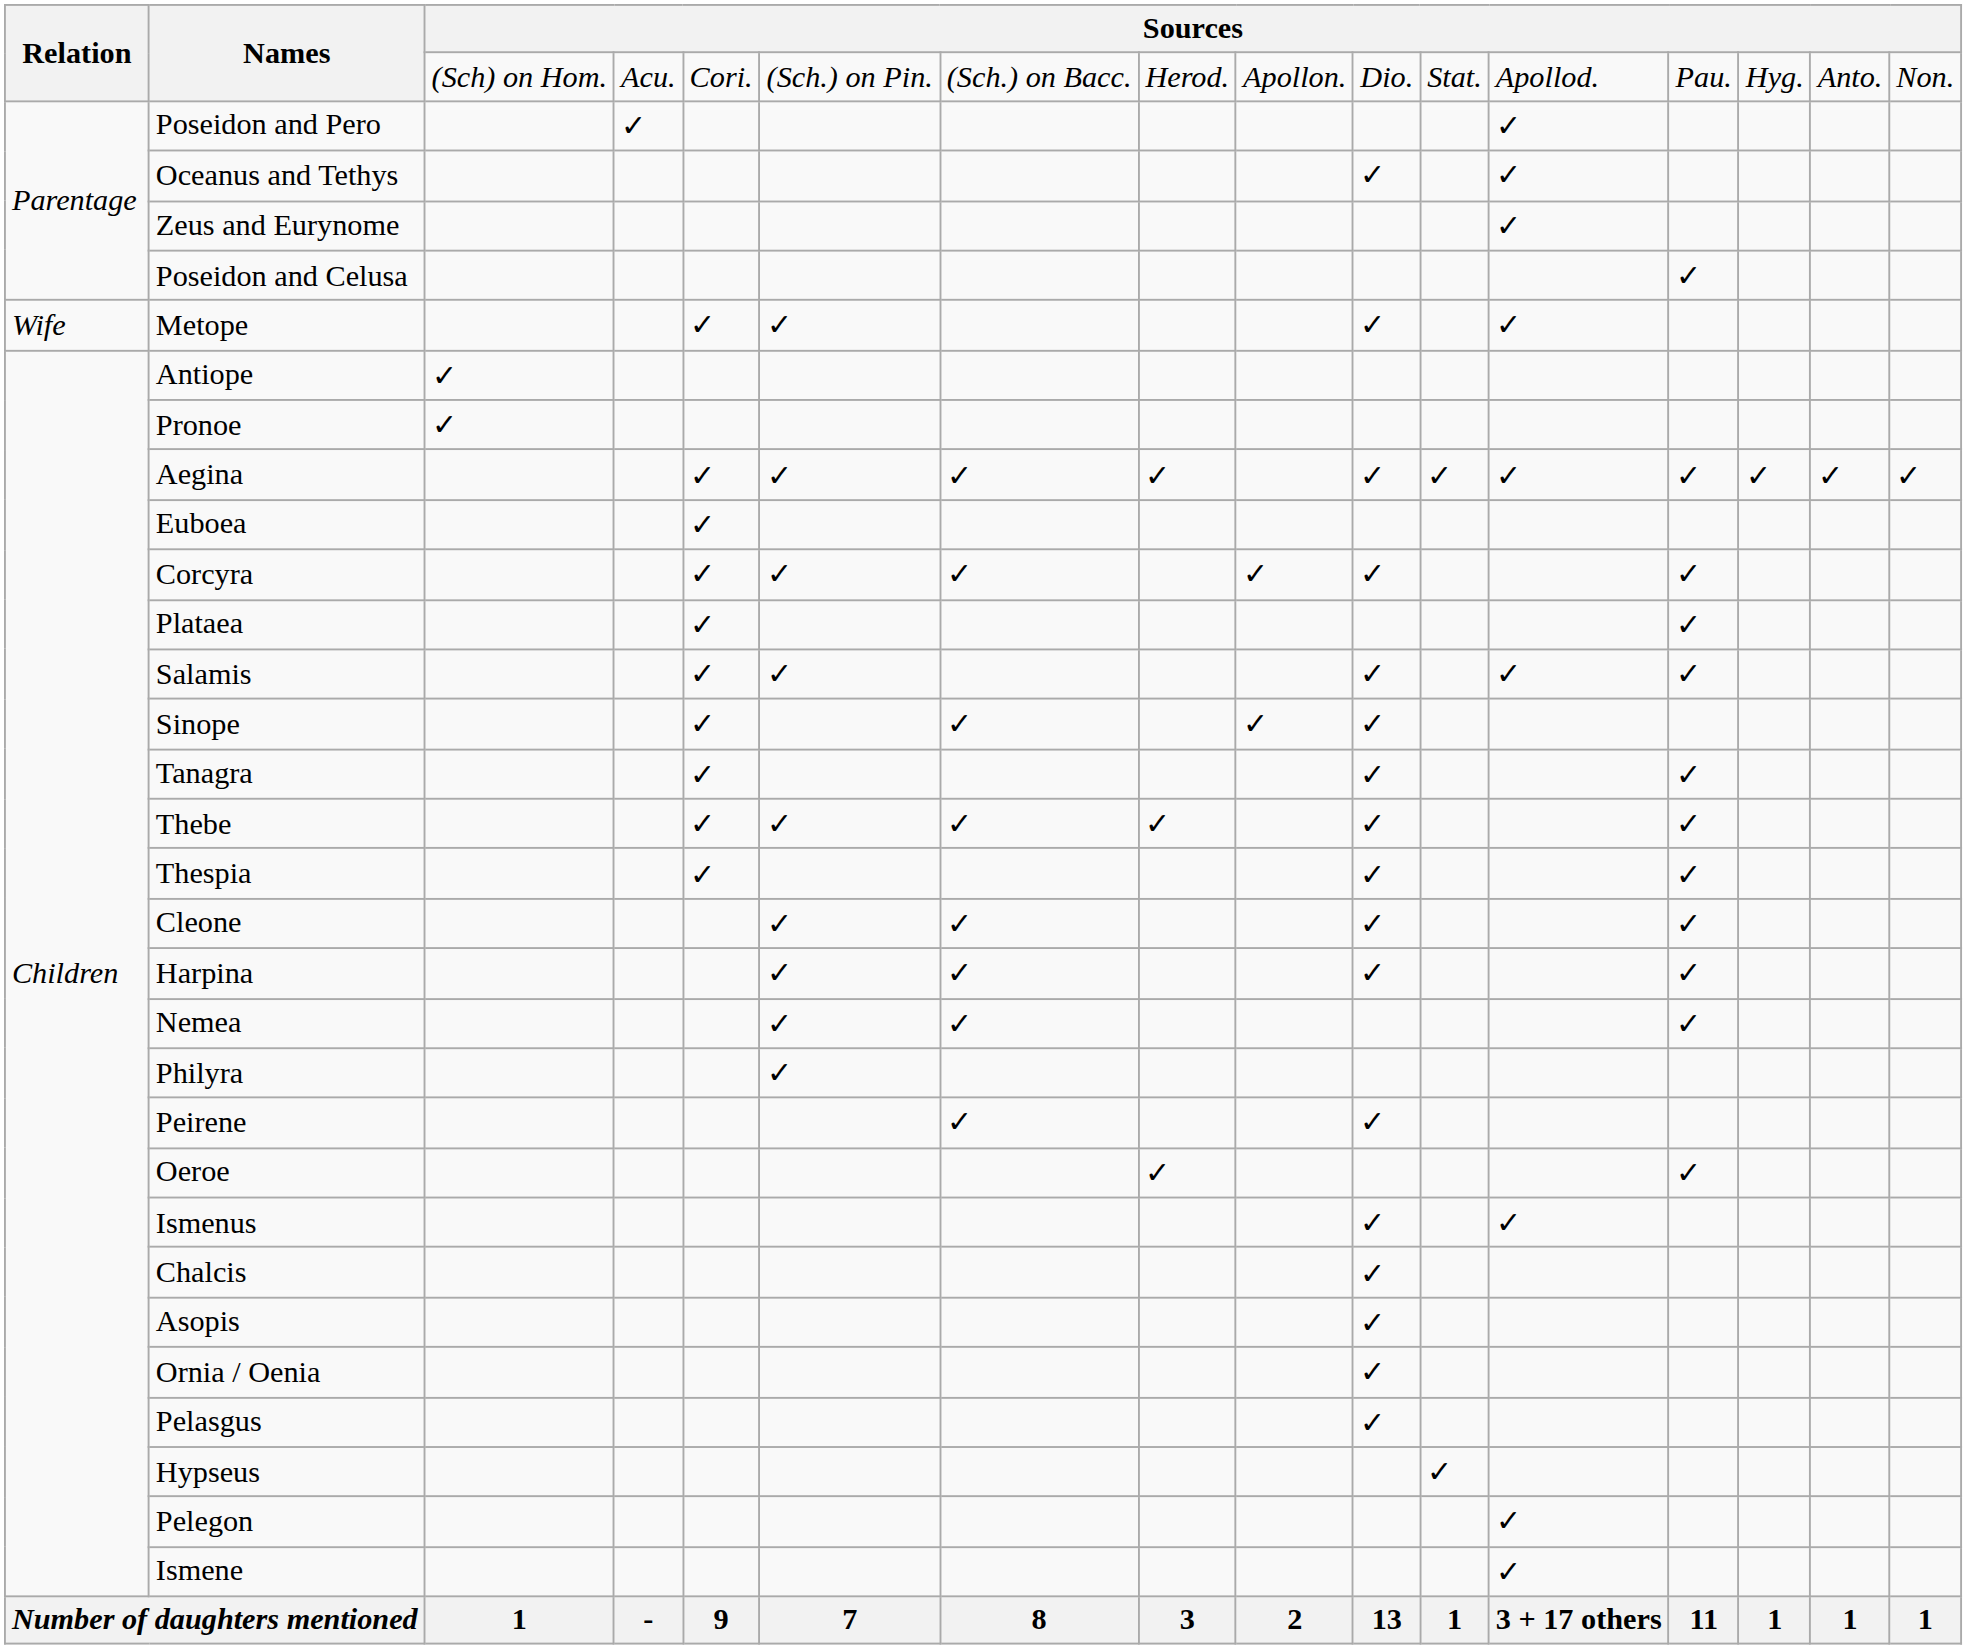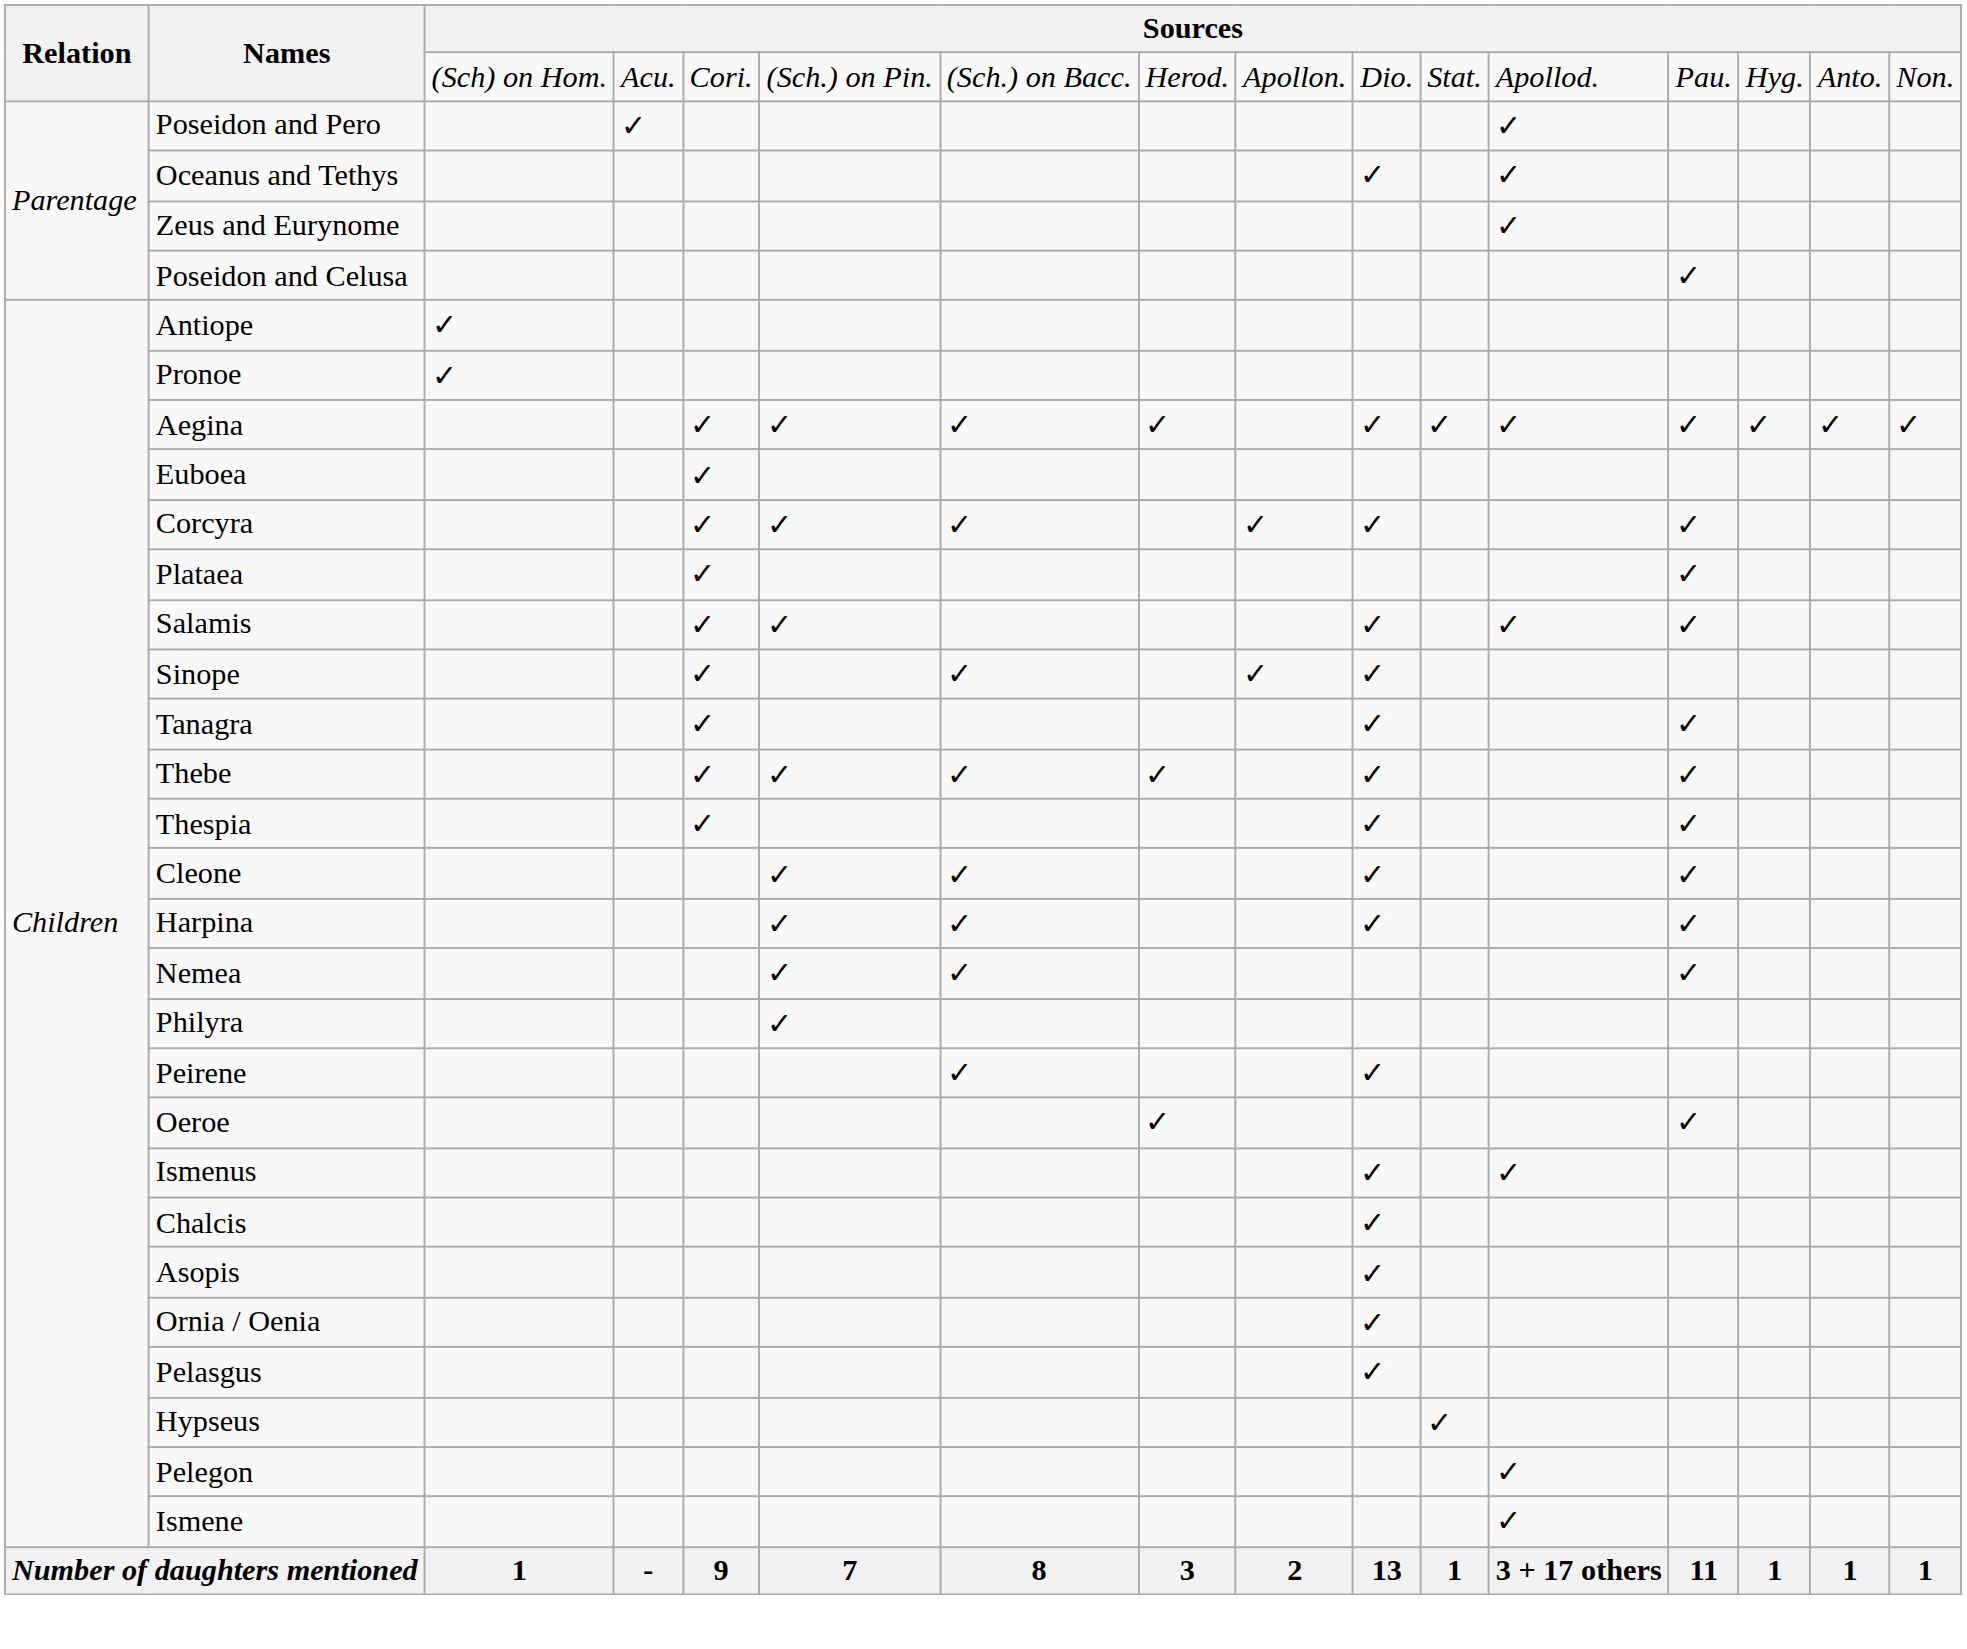- row: (202, 324)
